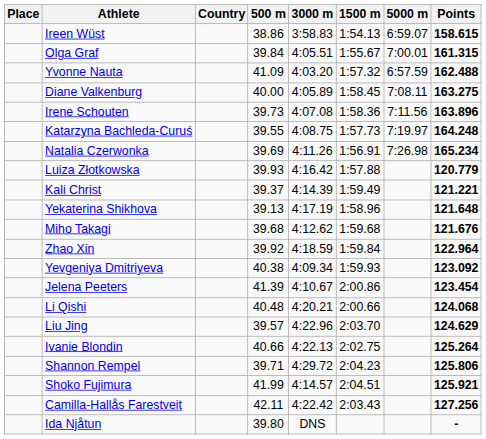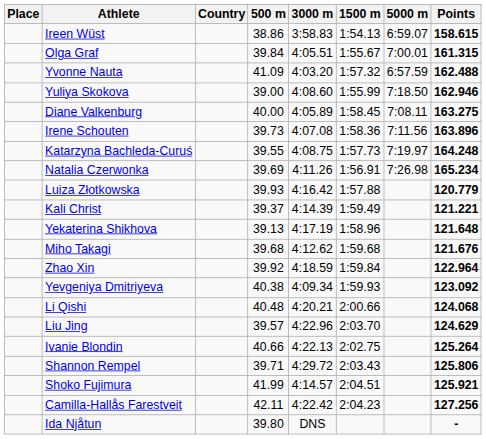+ row: (87, 92)
- row: (86, 287)
(360, 365) 2:04.23 -> (360, 365) 2:03.43
(360, 405) 2:03.43 -> (360, 405) 2:04.23
